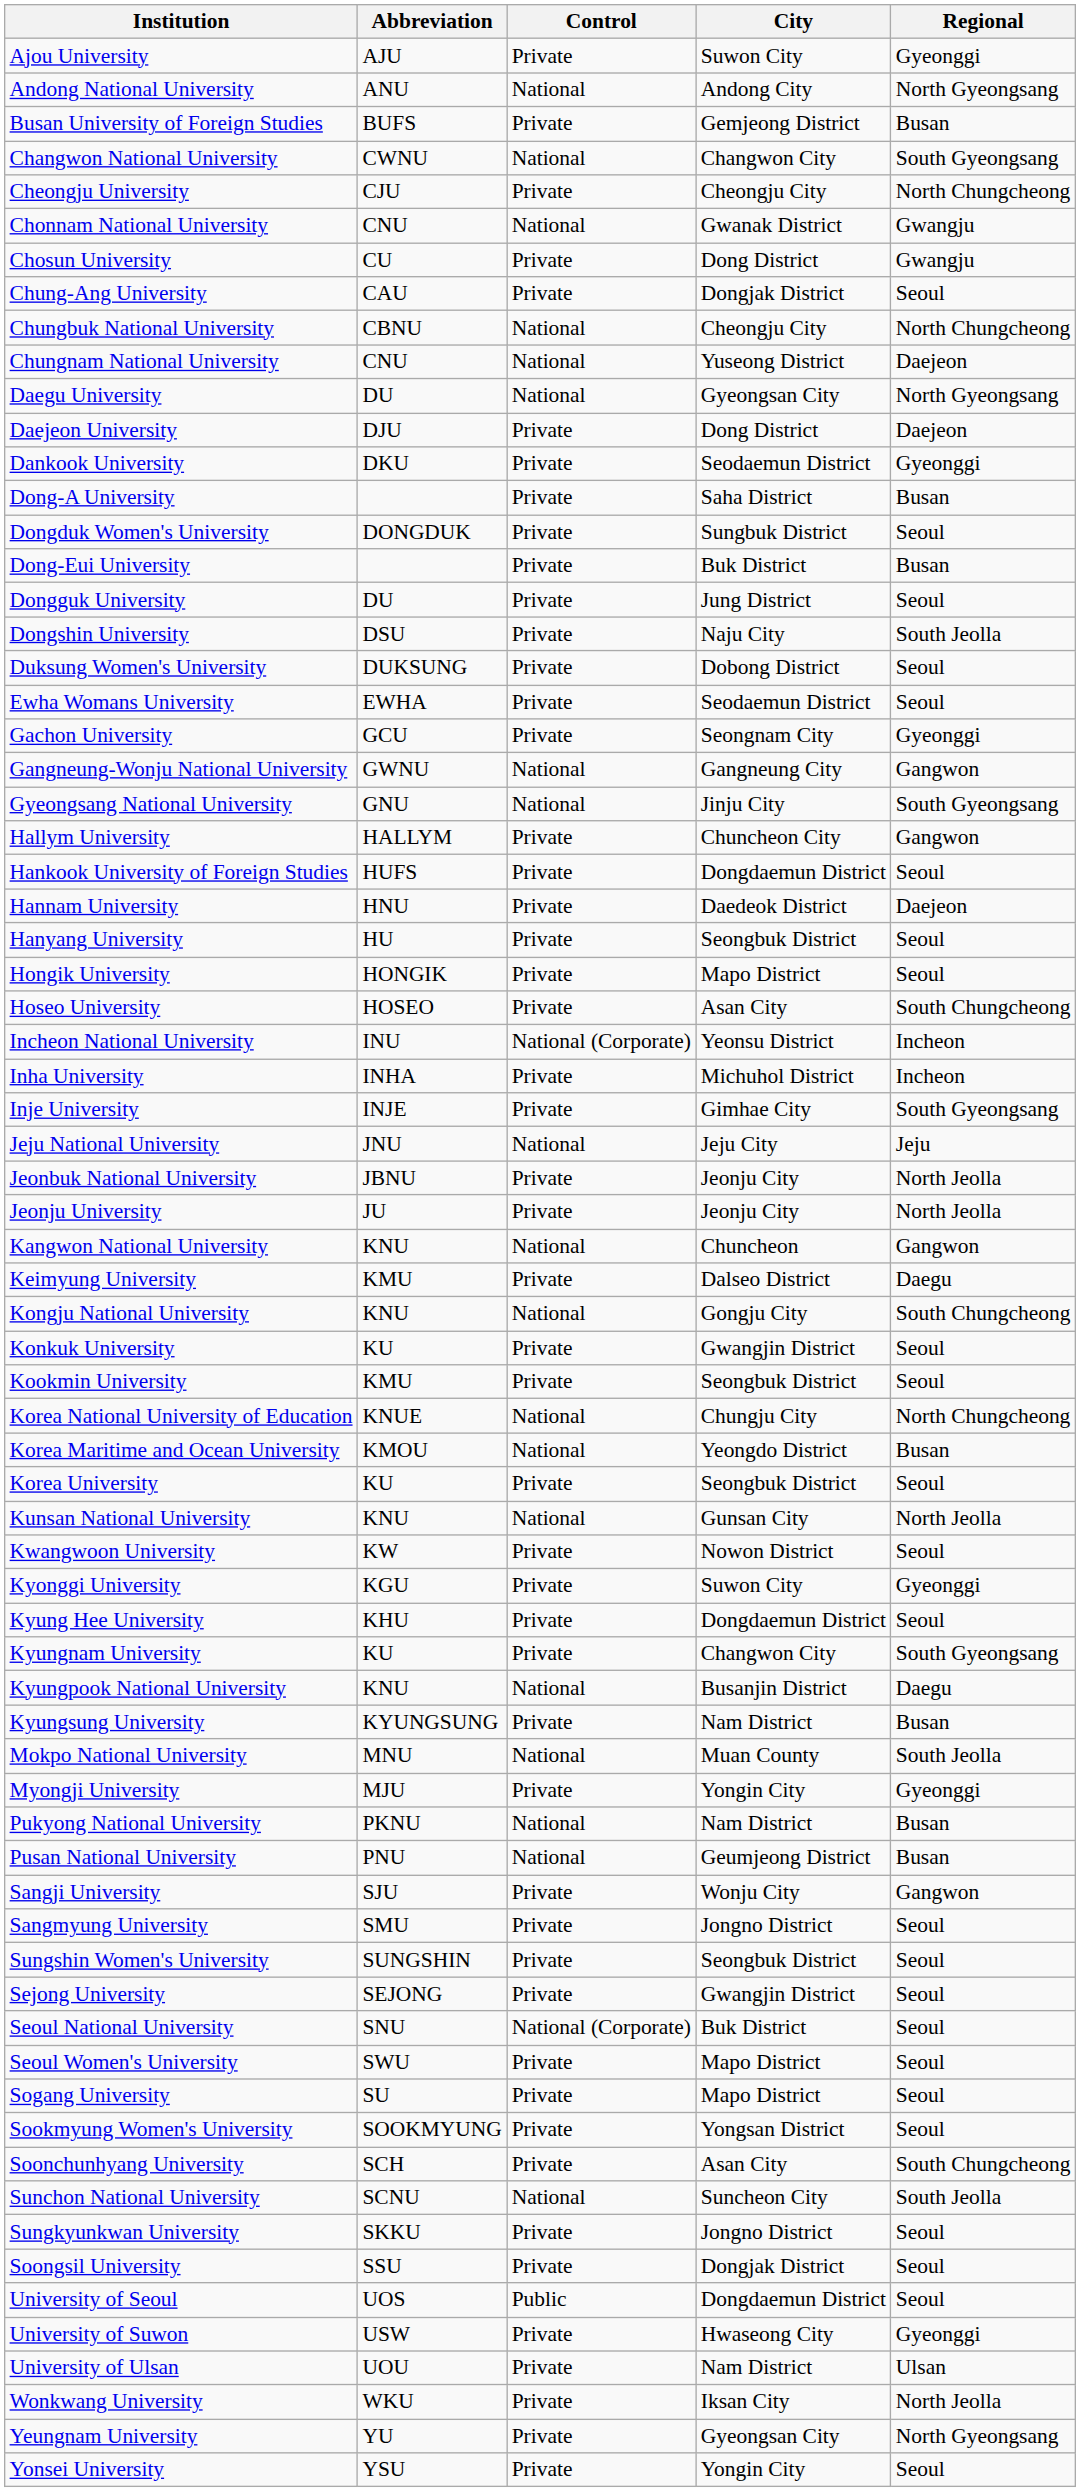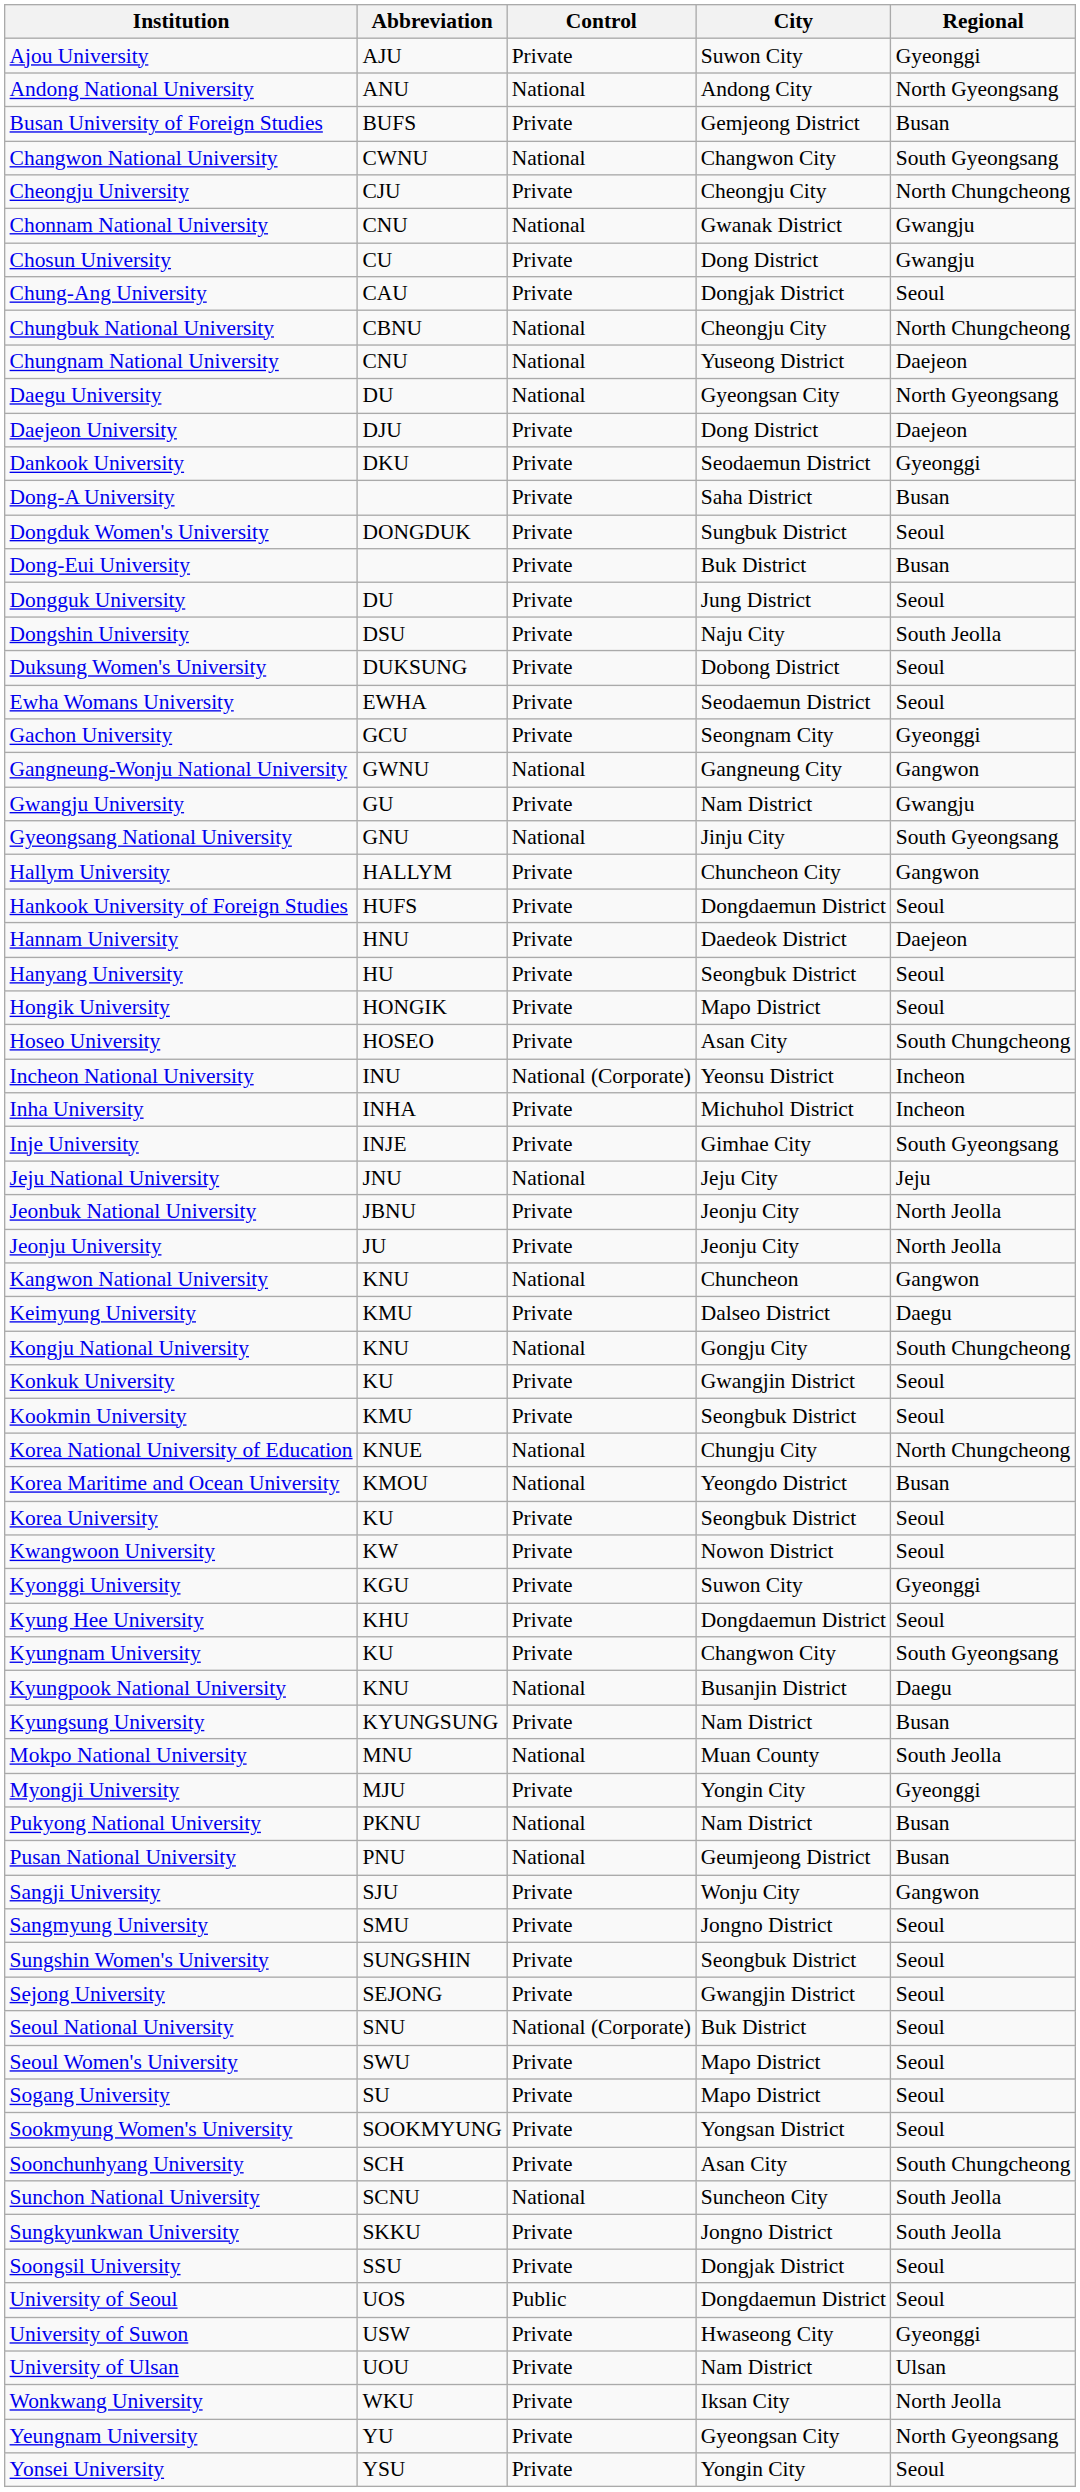+ row: (97, 803)
- row: (130, 1517)
(920, 2231) Seoul -> (949, 2231) South Jeolla
